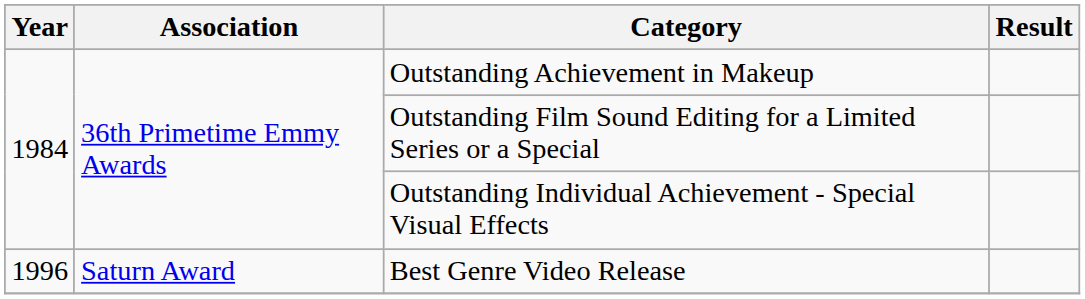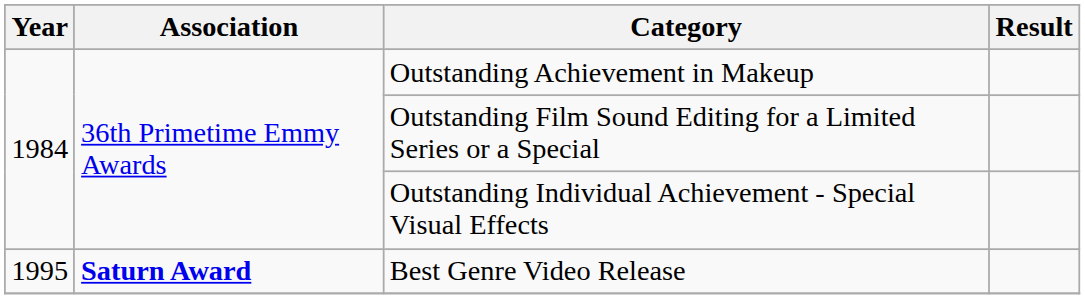(40, 270) 1996 -> (40, 270) 1995
(158, 270) normal -> (166, 270) bold
